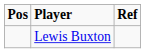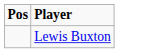- column: (127, 15)
